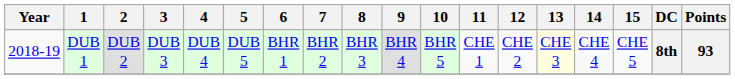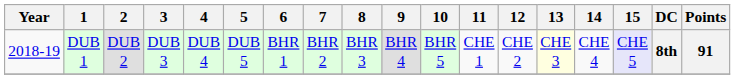(632, 51) no background -> (632, 51) lavender background
(706, 51) 93 -> (706, 51) 91
